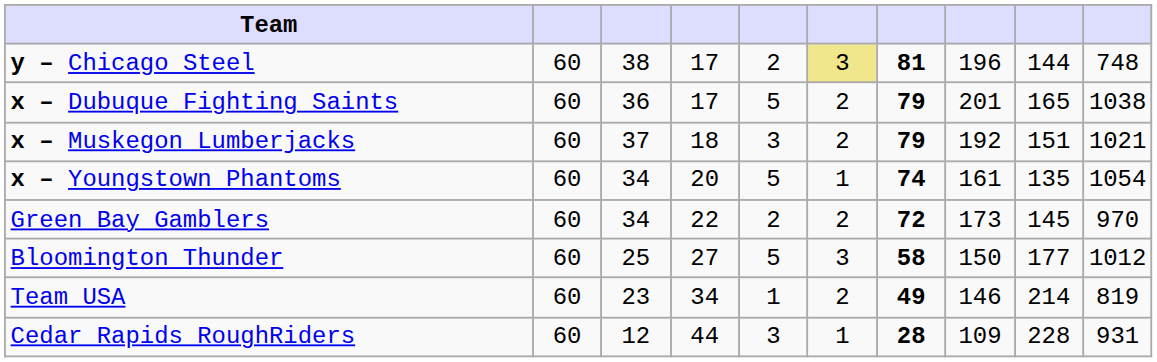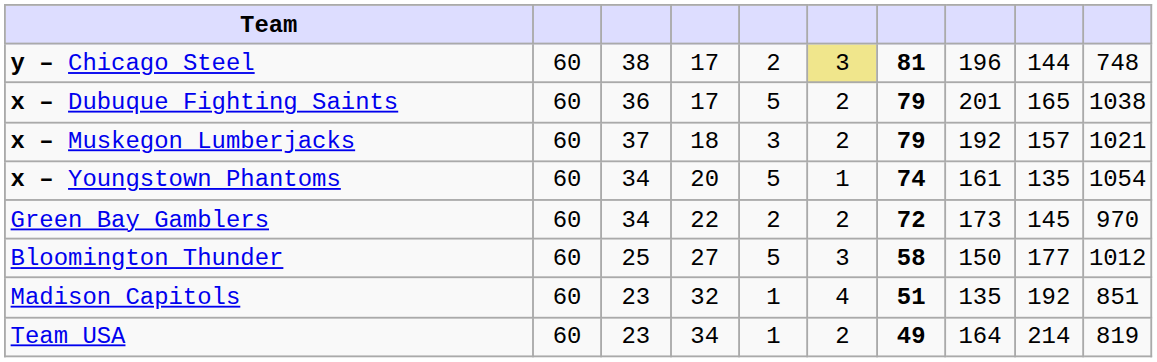(1049, 141) 151 -> (1049, 141) 157
+ row: (125, 297)
(980, 297) 146 -> (980, 336) 164
- row: (183, 336)
